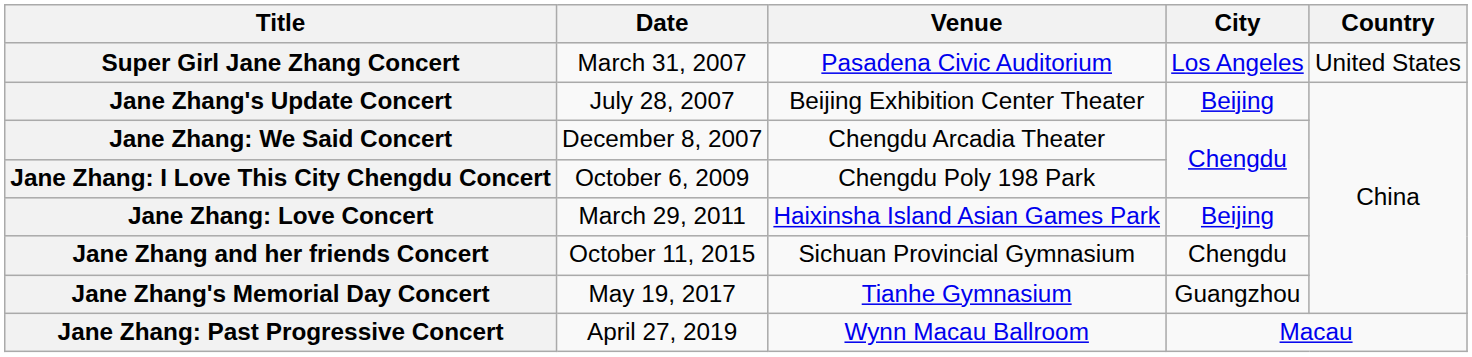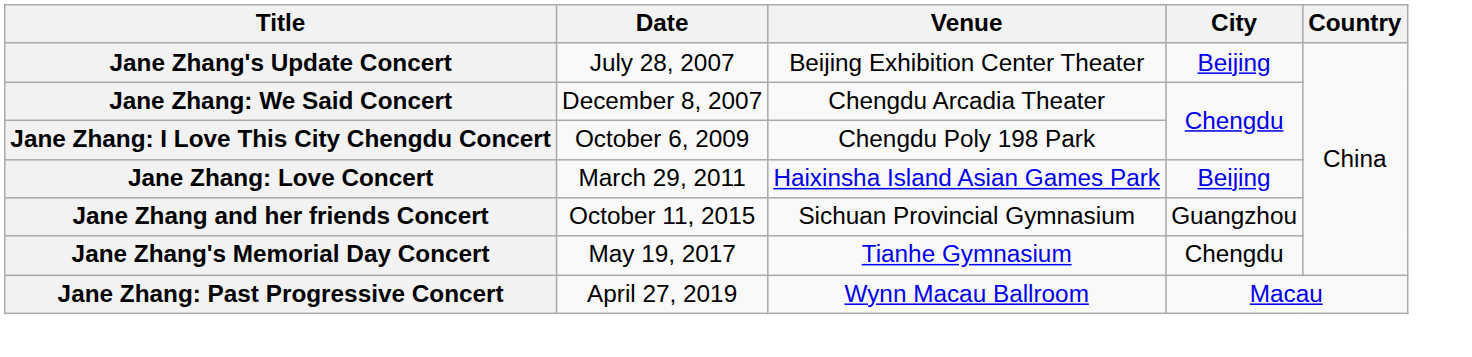- row: (281, 62)
(1237, 255) Chengdu -> (1234, 216) Guangzhou
(1237, 293) Guangzhou -> (1234, 255) Chengdu
